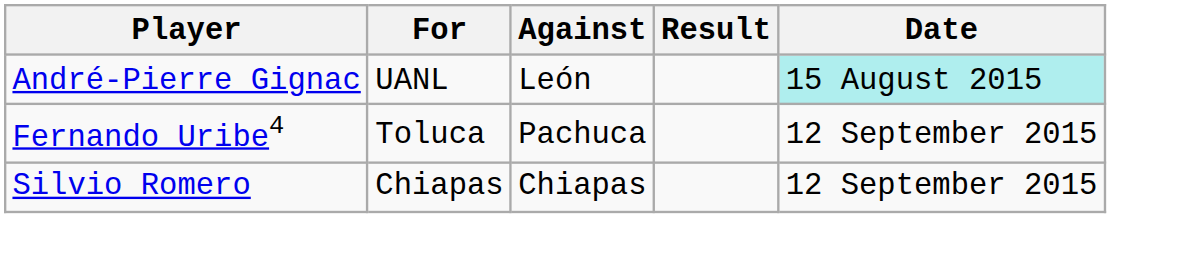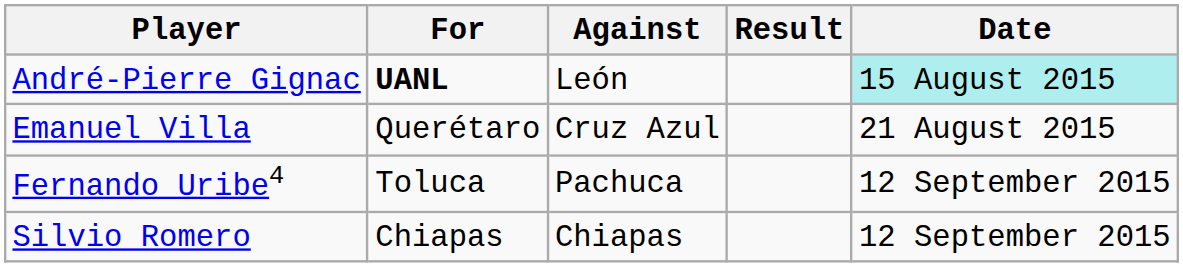(412, 80) normal -> (412, 80) bold
+ row: (132, 130)
